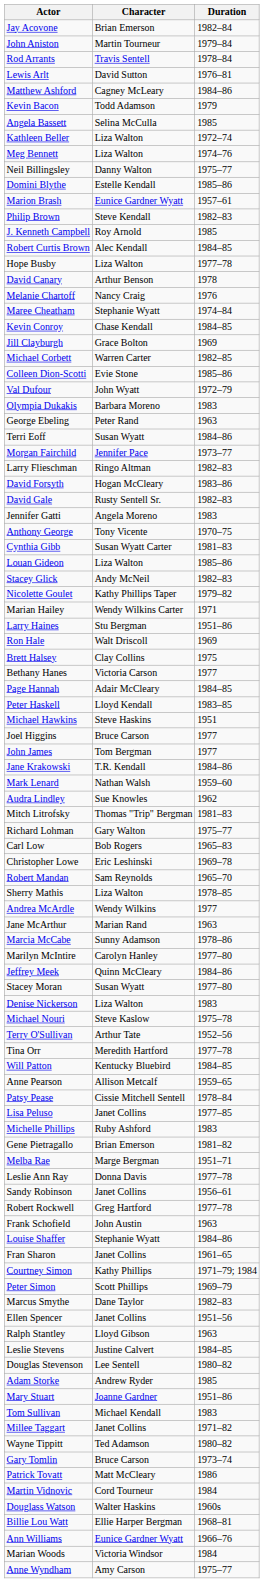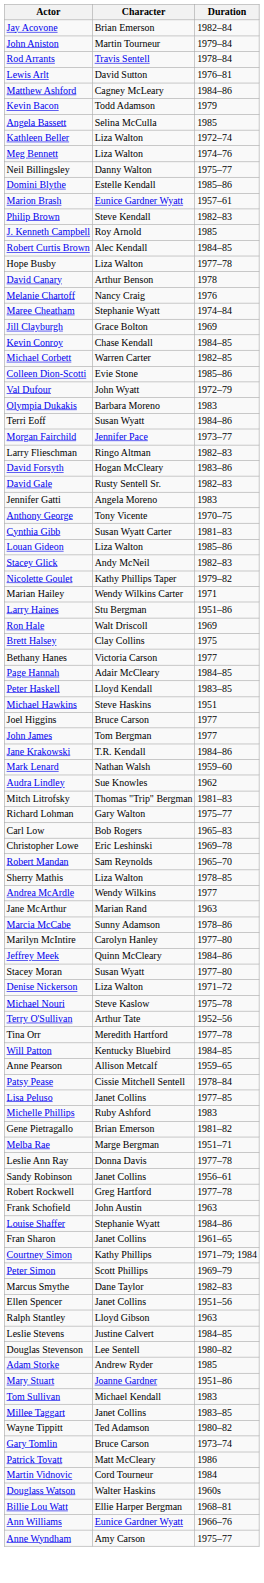rows swapped: (35, 342) <-> (35, 327)
- row: (38, 421)
(207, 1003) 1983 -> (215, 987) 1971–72
(215, 1428) 1971–82 -> (215, 1412) 1983–85
- row: (36, 1554)
